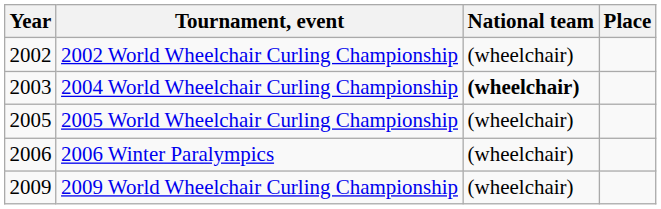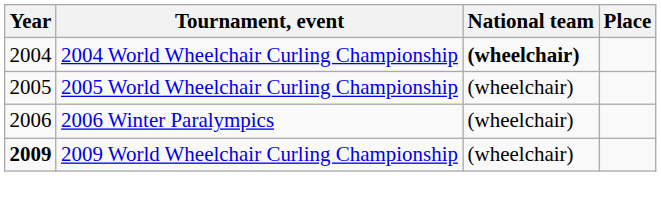- row: (260, 54)
(30, 87) 2003 -> (30, 54) 2004
(30, 187) normal -> (30, 154) bold
